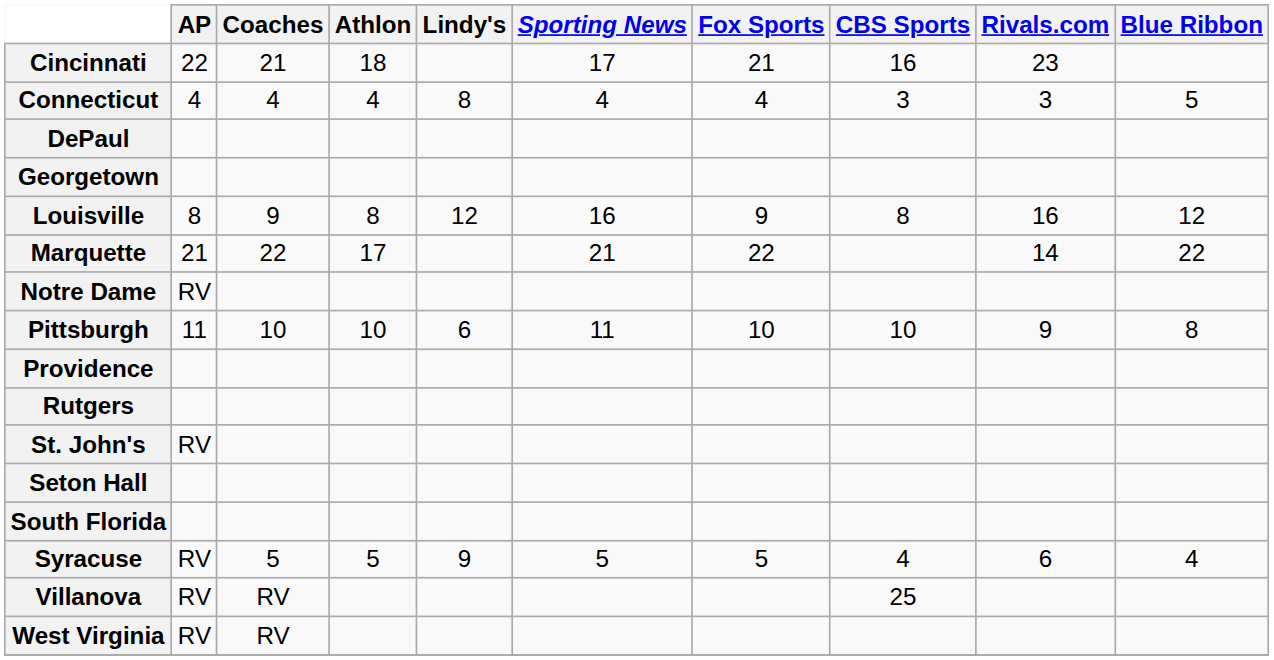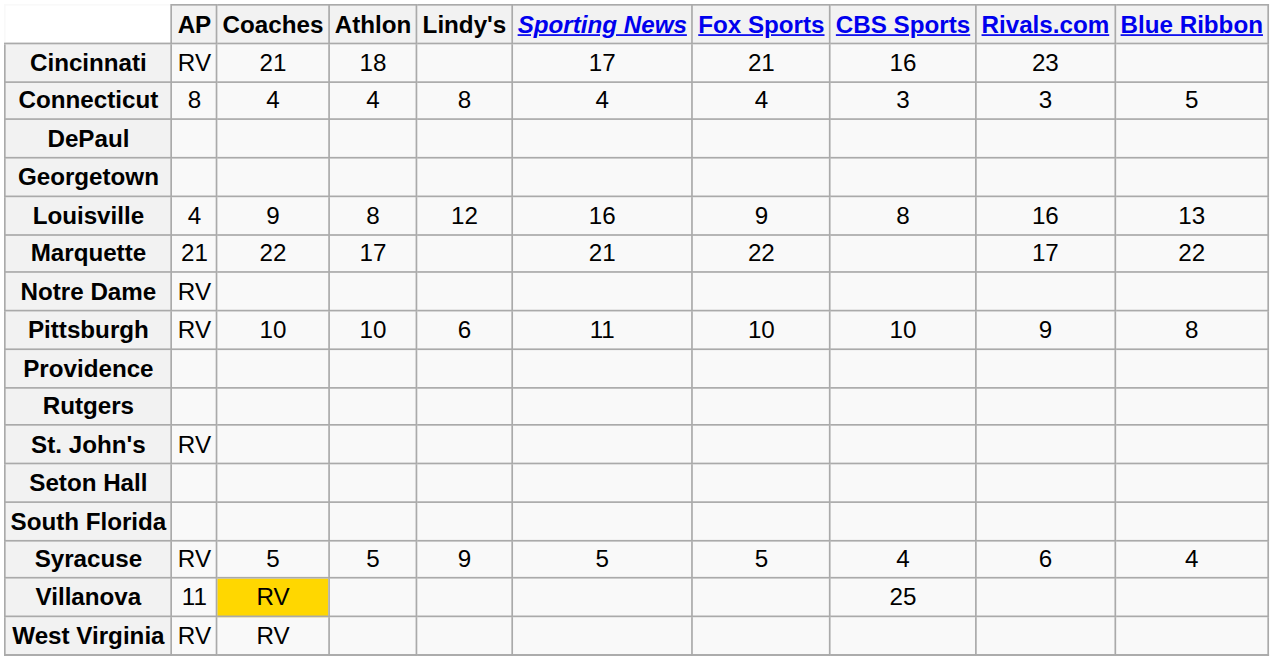(194, 63) 22 -> (194, 63) RV
(194, 101) 4 -> (194, 101) 8
(194, 215) 8 -> (194, 215) 4
(1192, 215) 12 -> (1192, 215) 13
(1045, 254) 14 -> (1045, 254) 17
(194, 330) 11 -> (194, 330) RV
(194, 598) RV -> (194, 598) 11
(273, 598) no background -> (273, 598) gold background
